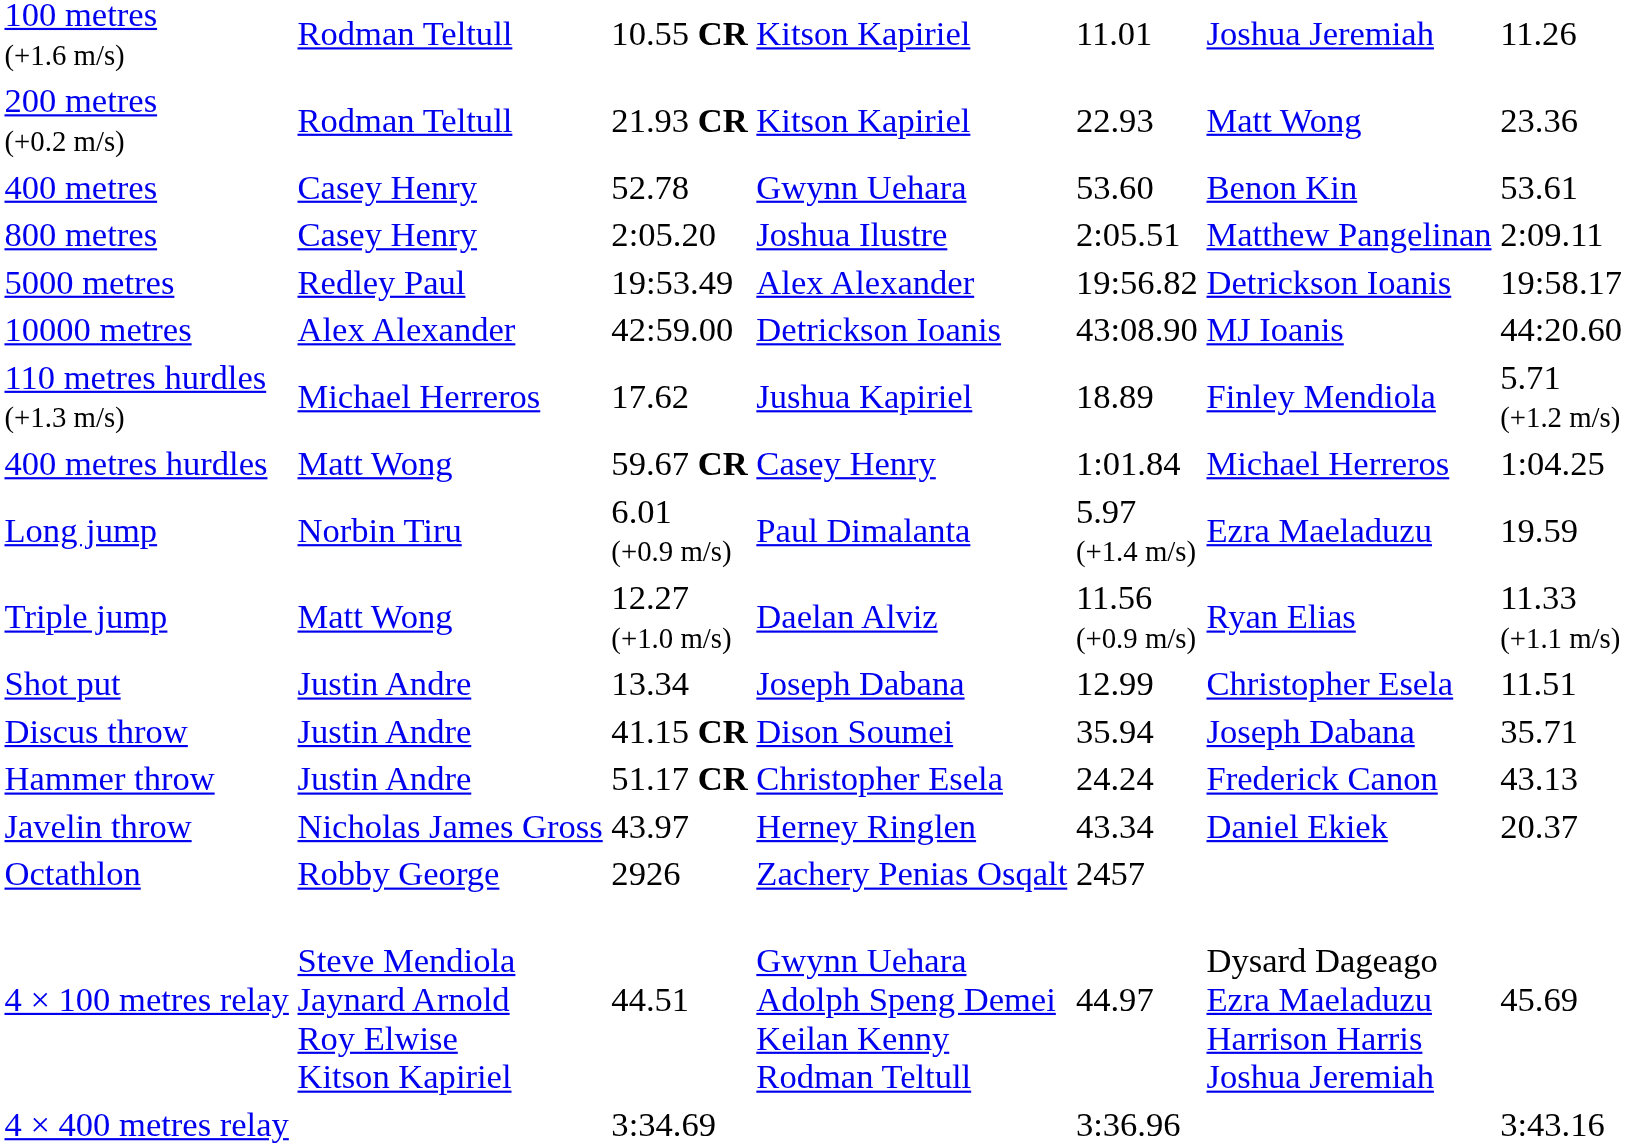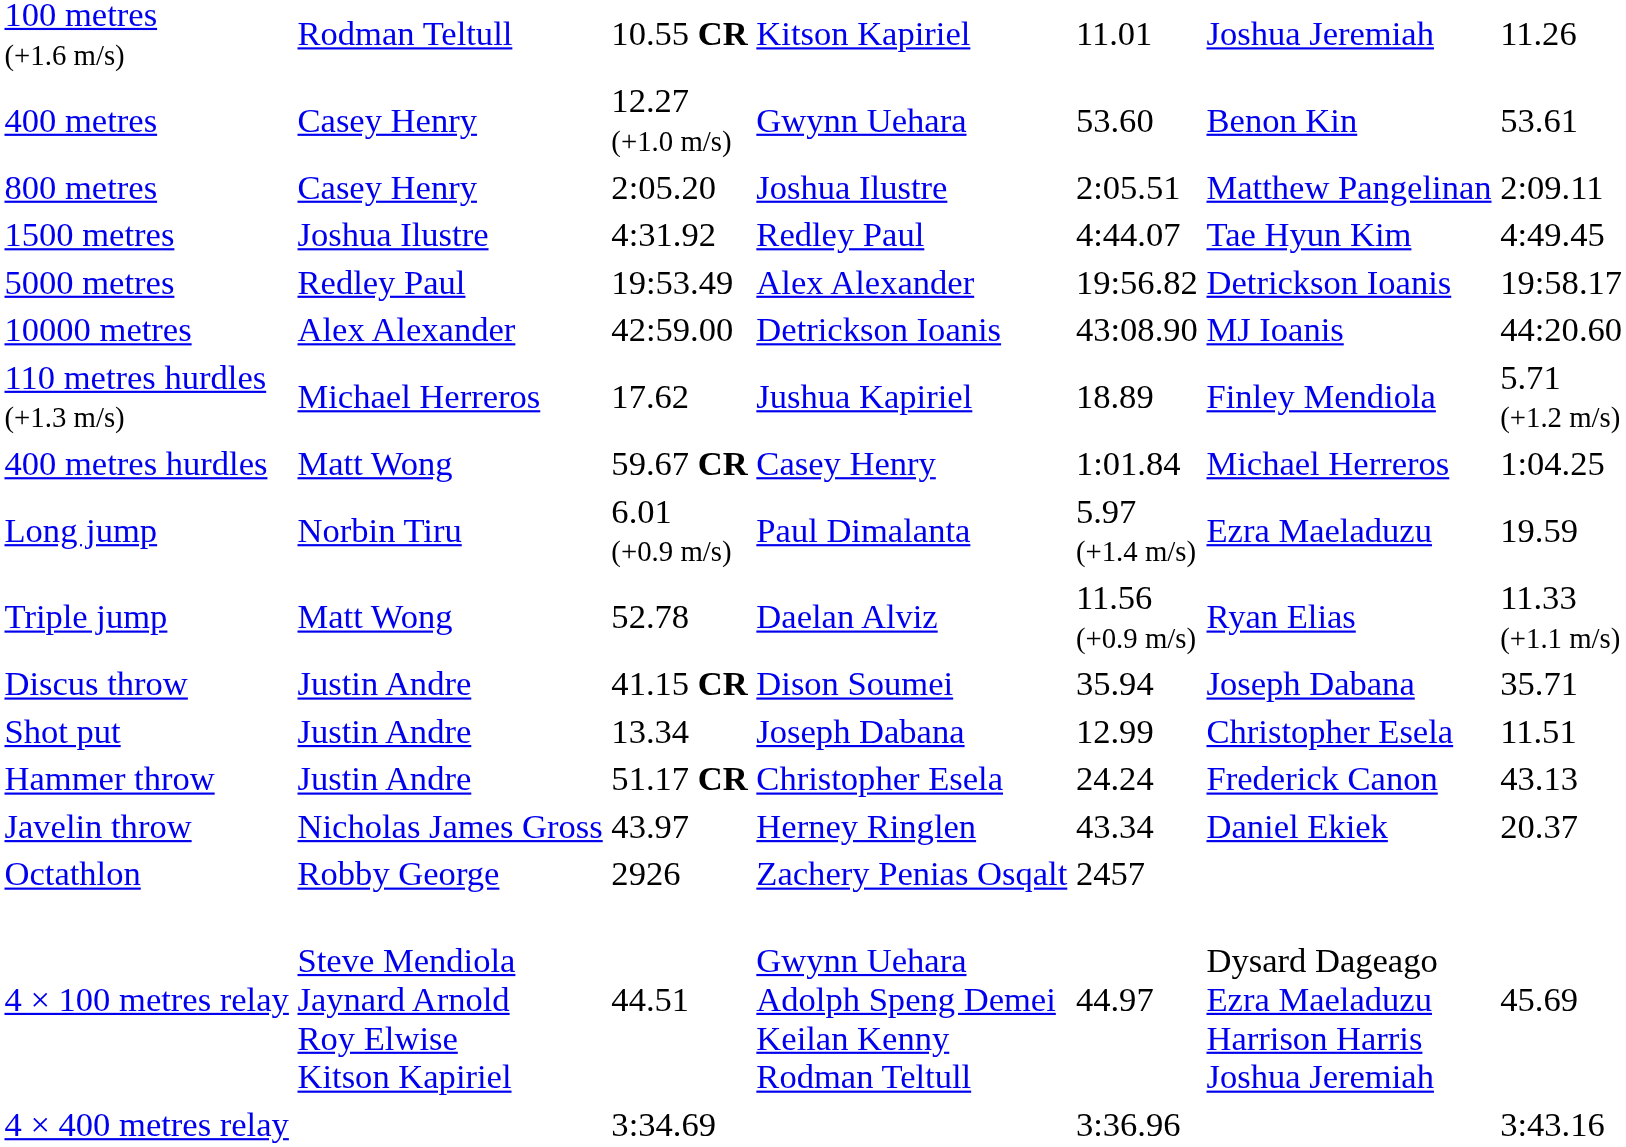- row: (81, 120)
(650, 187) 52.78 -> (671, 120) 12.27 (+1.0 m/s)
+ row: (89, 234)
(671, 616) 12.27 (+1.0 m/s) -> (650, 616) 52.78
rows swapped: (63, 683) <-> (96, 731)
